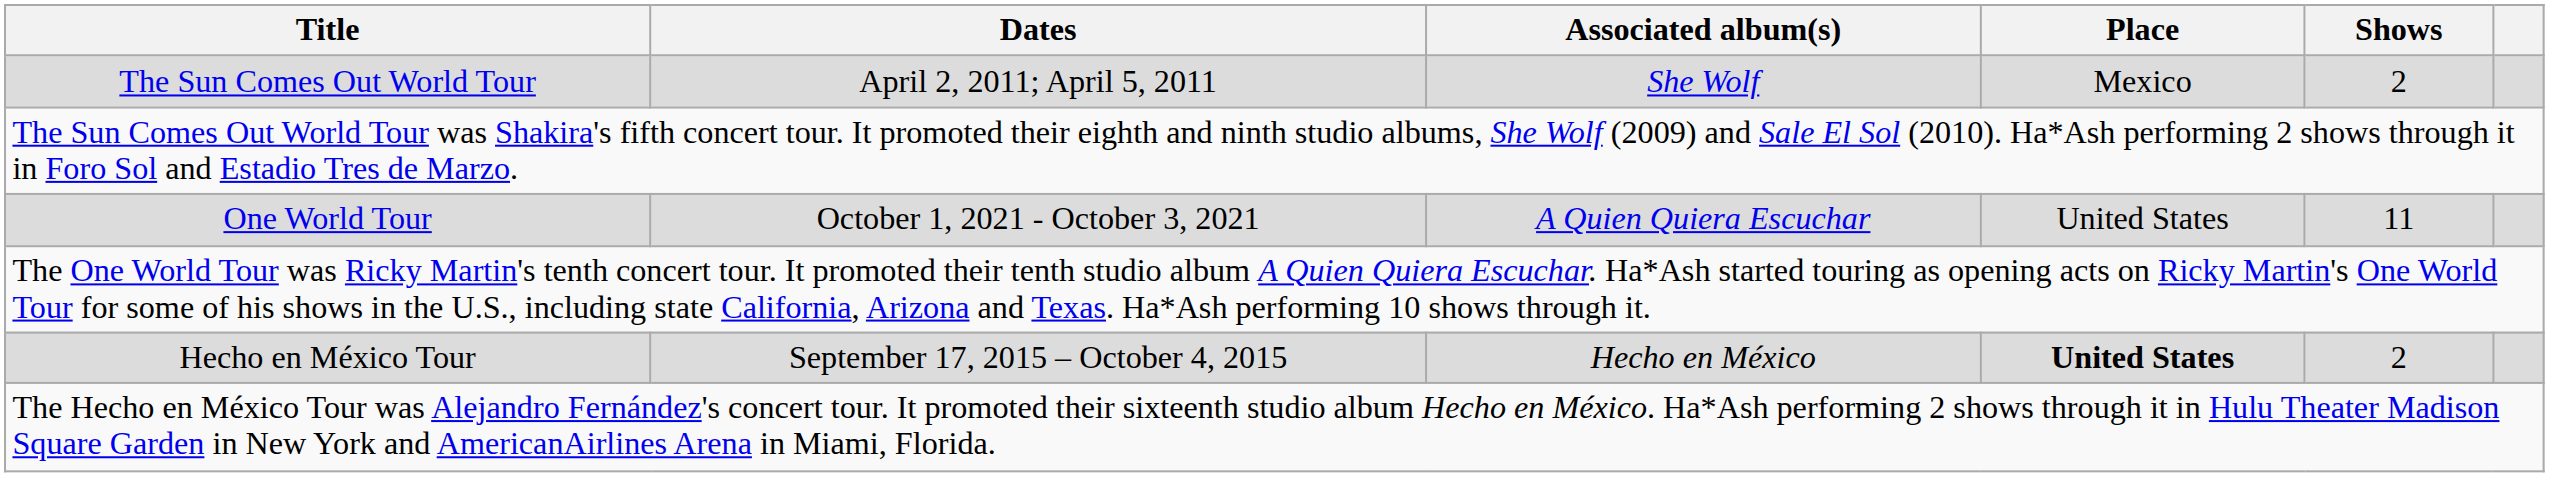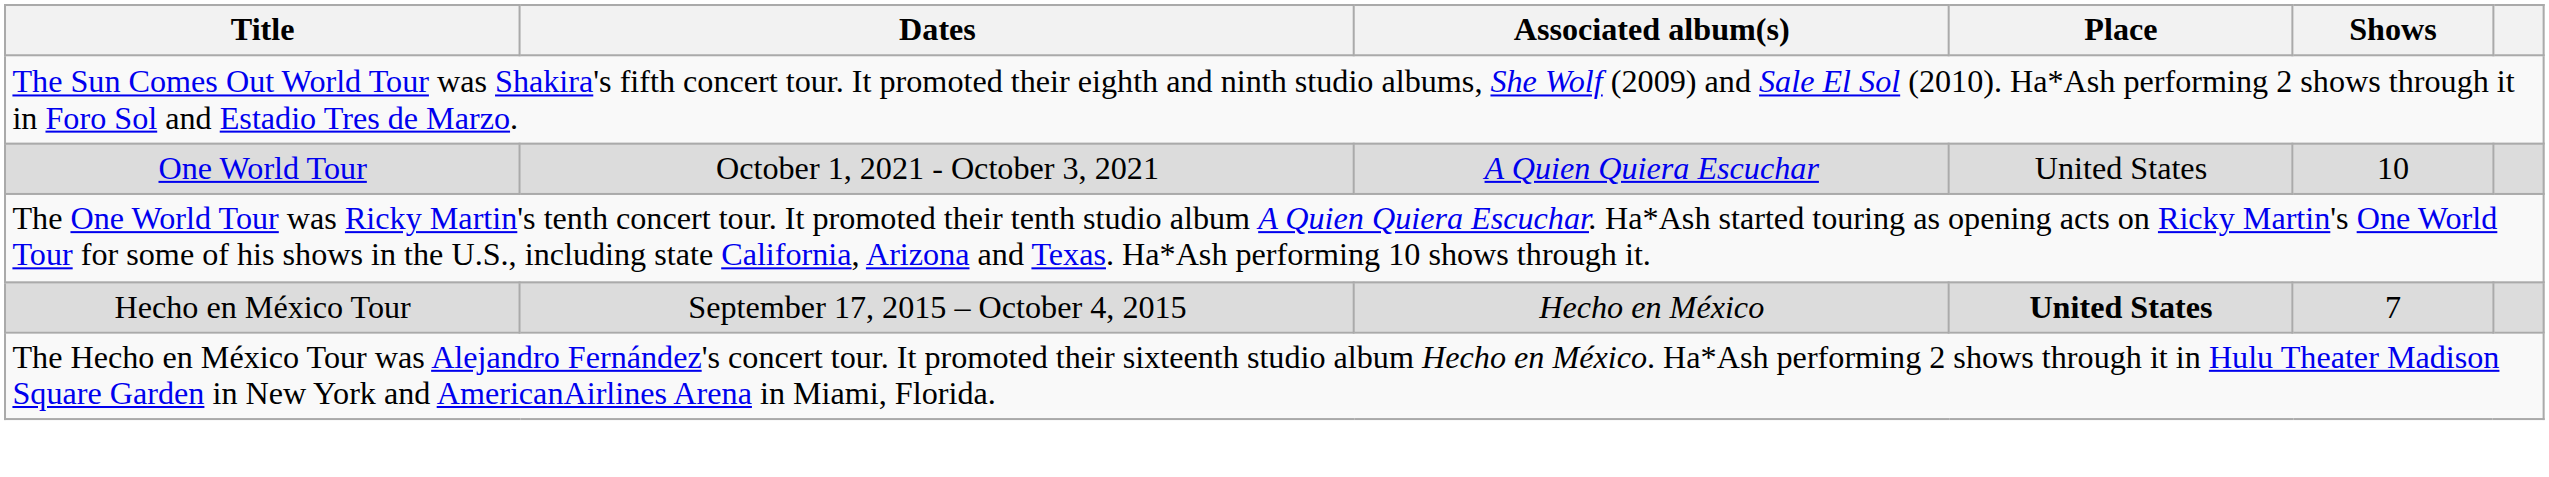- row: (328, 81)
(2399, 219) 11 -> (2393, 168) 10
(2399, 357) 2 -> (2393, 306) 7
